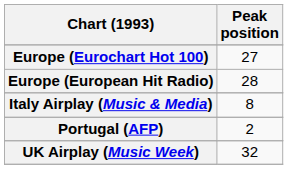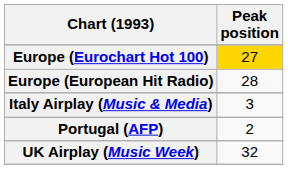(250, 57) no background -> (250, 57) gold background
(250, 104) 8 -> (250, 104) 3
